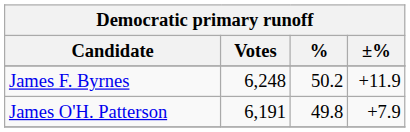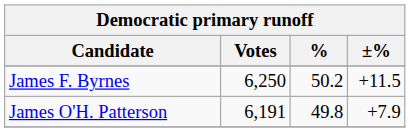(265, 81) 6,248 -> (265, 81) 6,250
(380, 81) +11.9 -> (380, 81) +11.5
